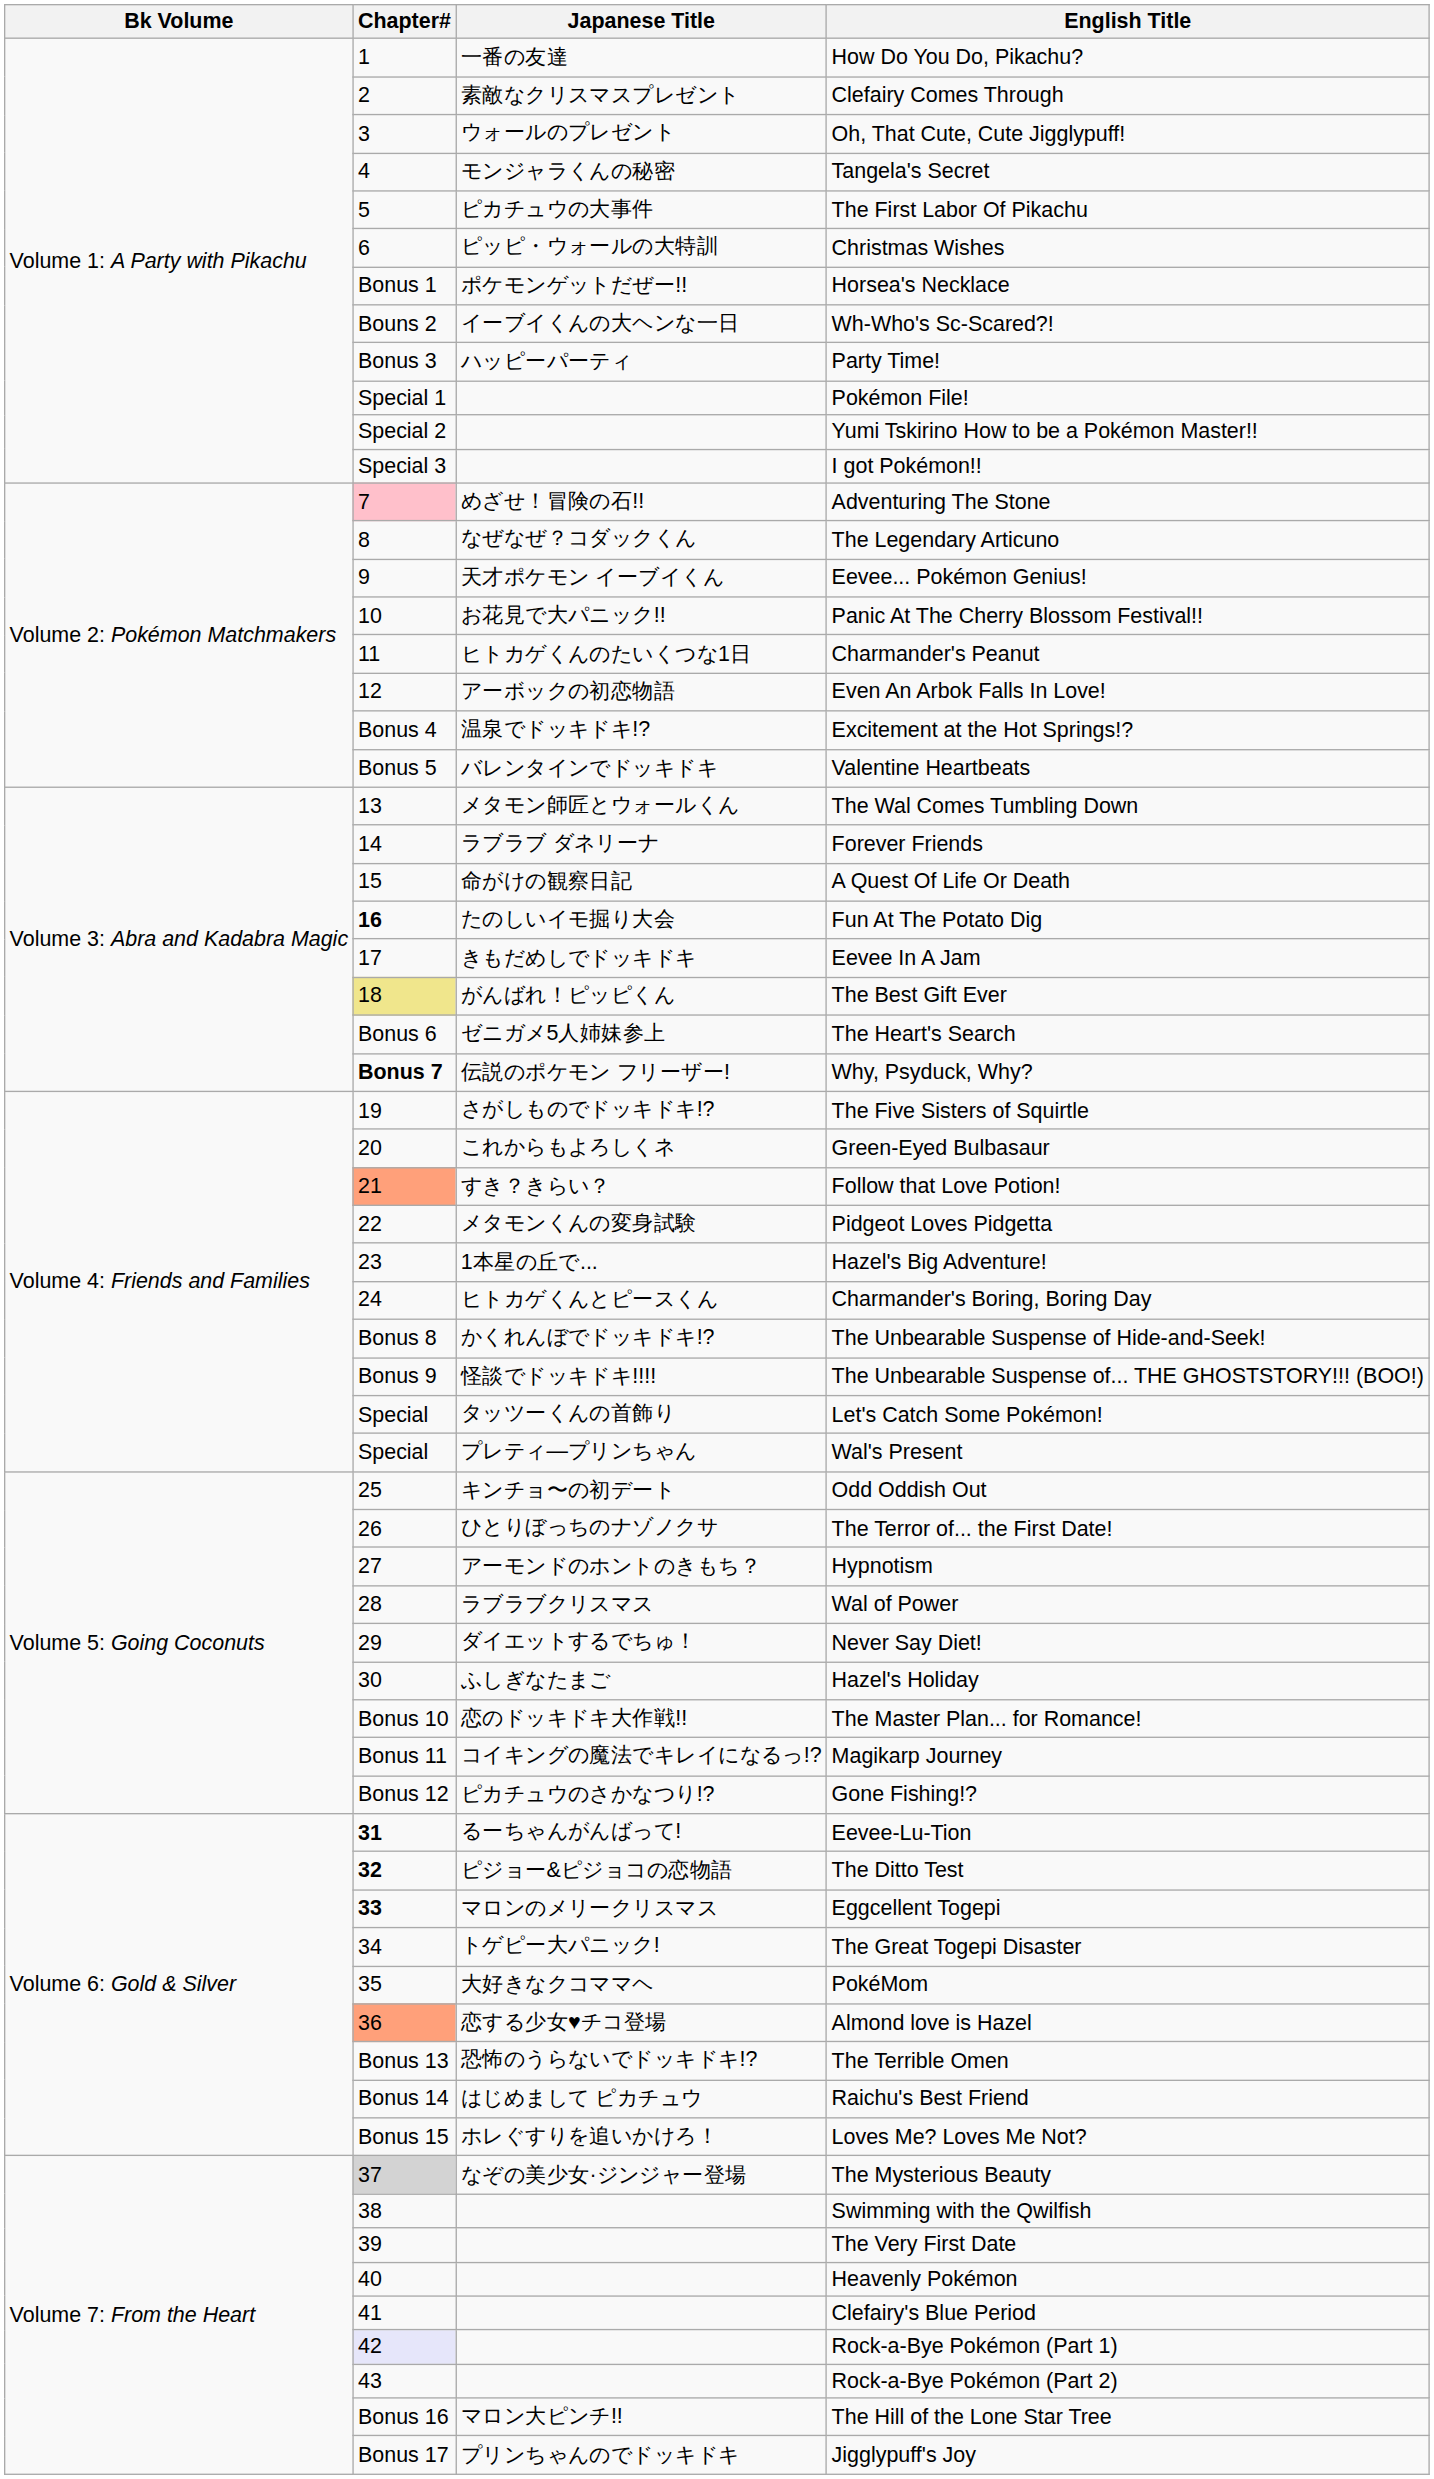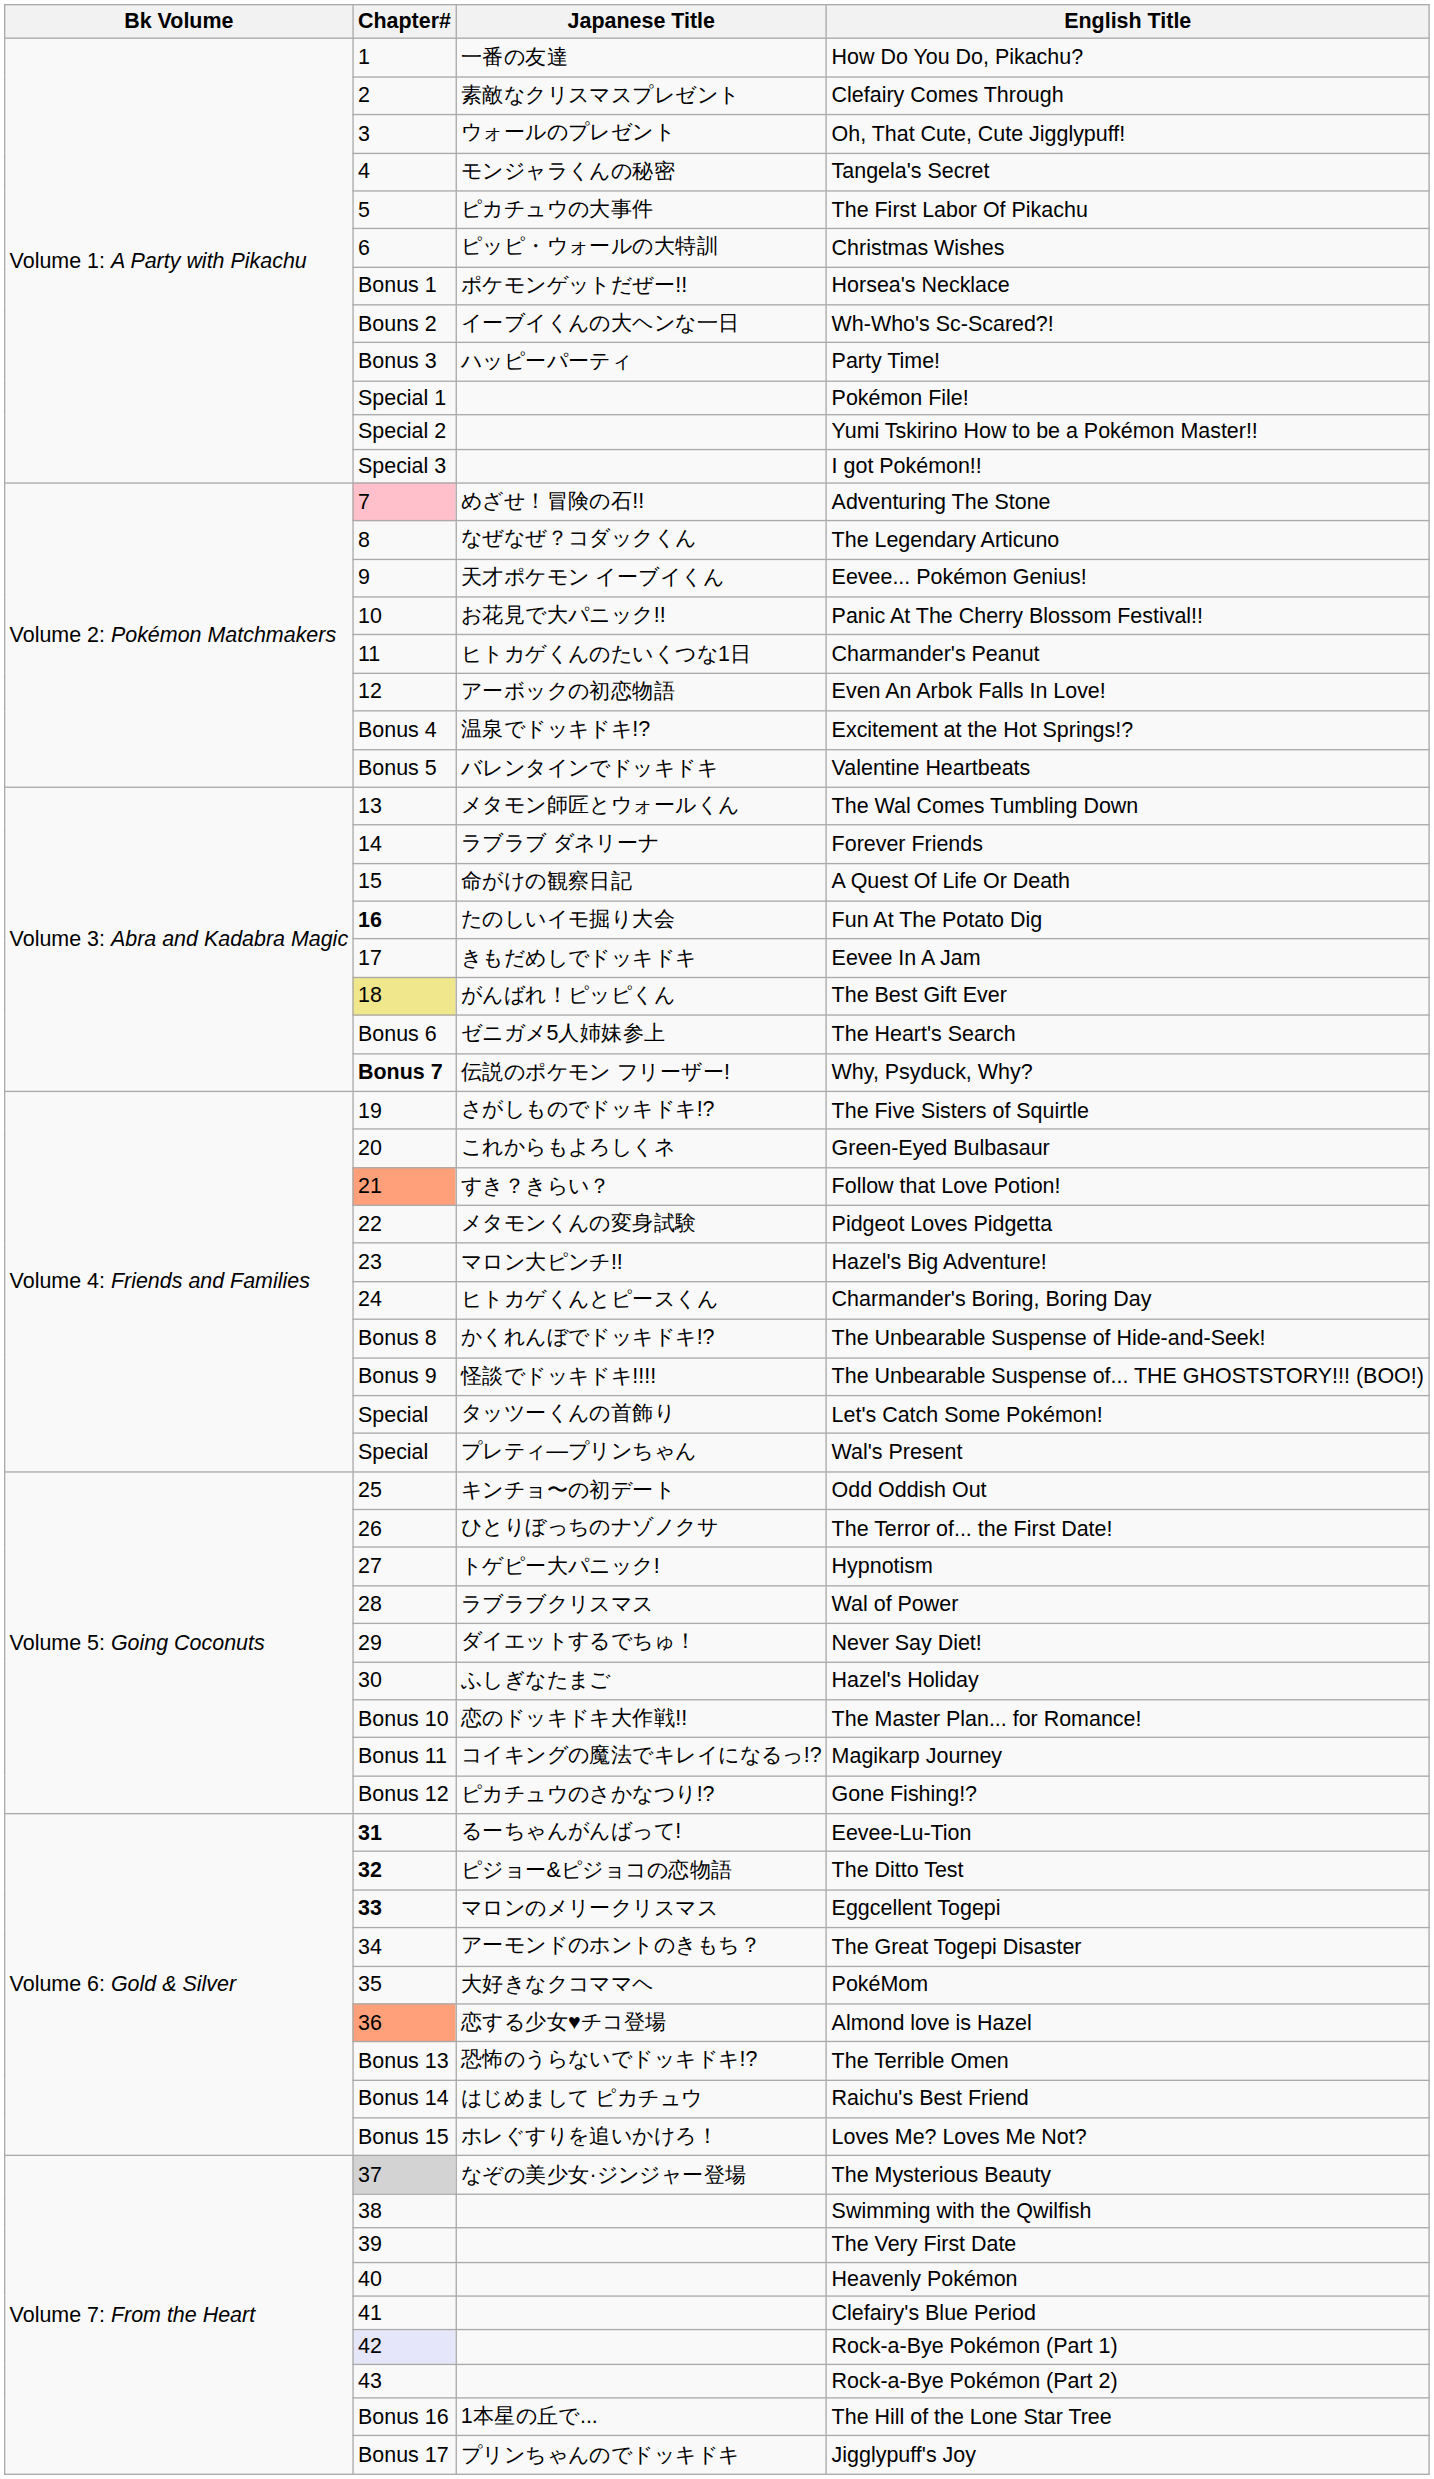(529, 1261) 1本星の丘で... -> (542, 1261) マロン大ピンチ!!
(611, 1565) アーモンドのホントのきもち？ -> (560, 1565) トゲピー大パニック!
(560, 1945) トゲピー大パニック! -> (611, 1945) アーモンドのホントのきもち？
(542, 2416) マロン大ピンチ!! -> (529, 2416) 1本星の丘で...
